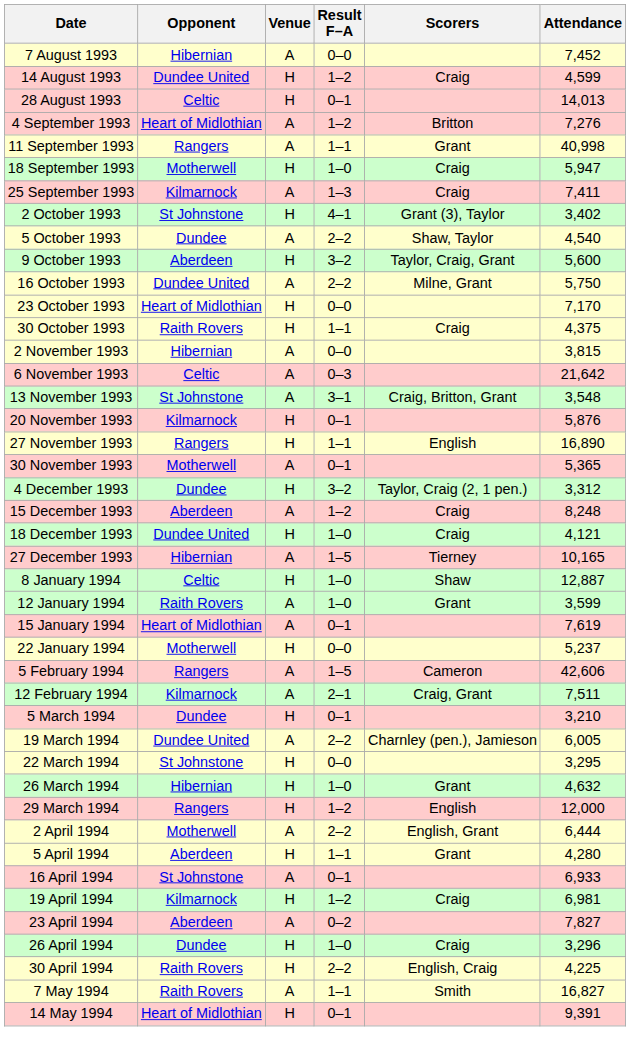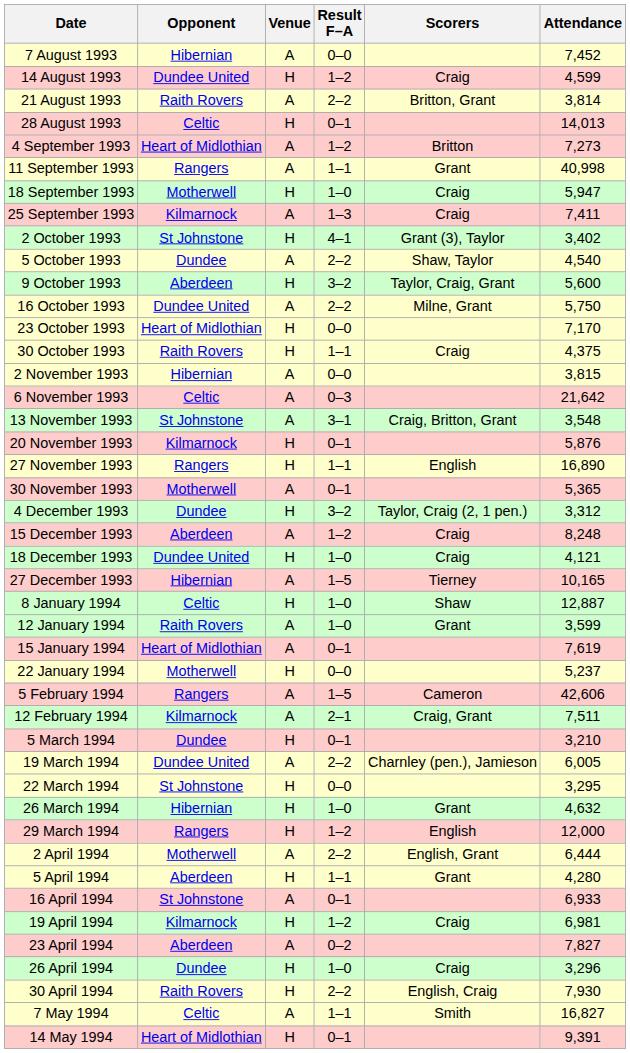+ row: (71, 100)
(583, 123) 7,276 -> (583, 146) 7,273
(583, 968) 4,225 -> (583, 991) 7,930
(201, 991) Raith Rovers -> (201, 1014) Celtic
